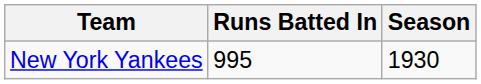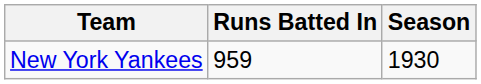(233, 59) 995 -> (233, 59) 959
